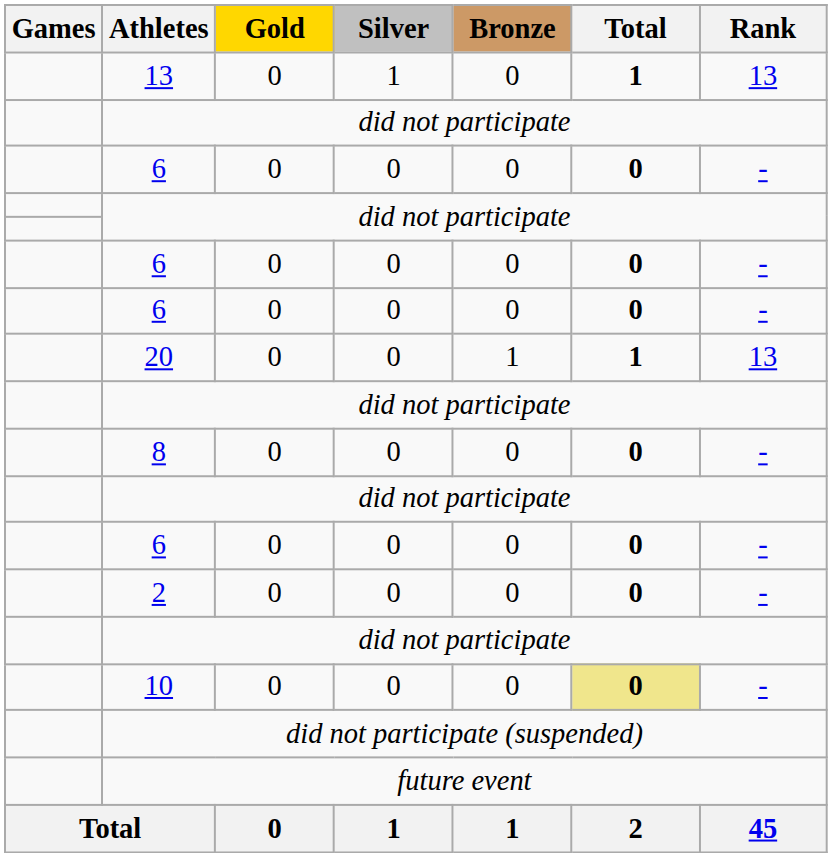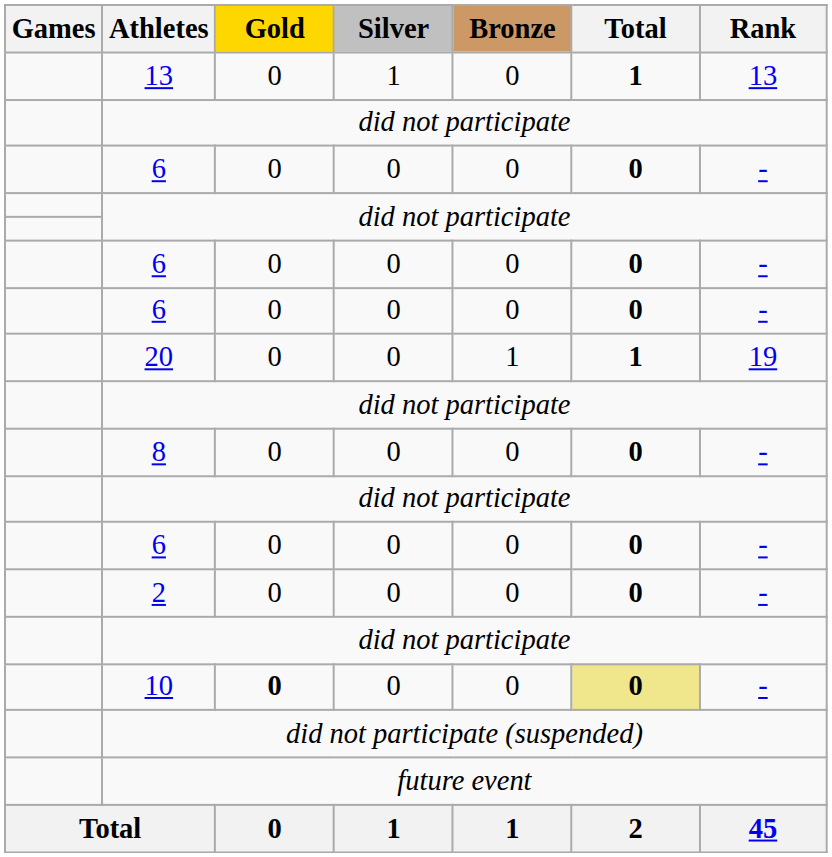(763, 357) 13 -> (763, 357) 19
(275, 686) normal -> (275, 686) bold
